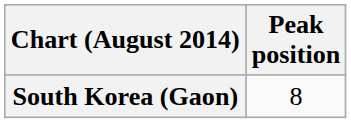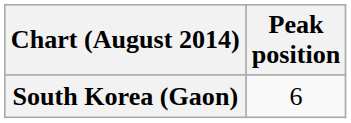(296, 95) 8 -> (296, 95) 6
